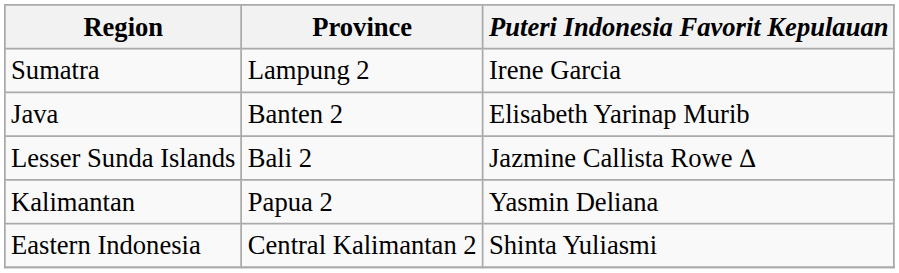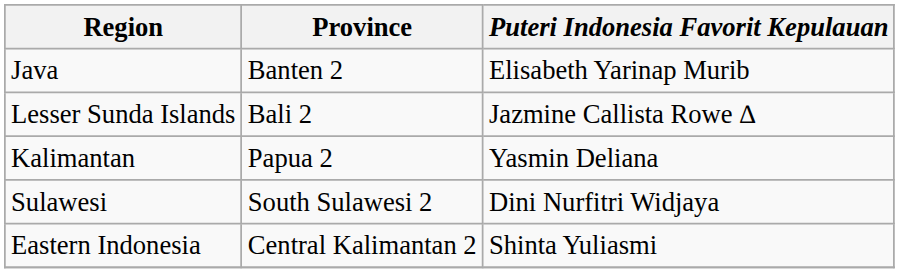- row: (55, 70)
+ row: (59, 202)
